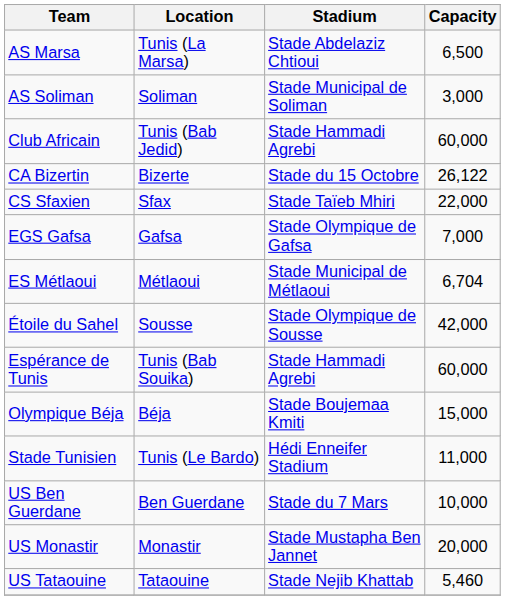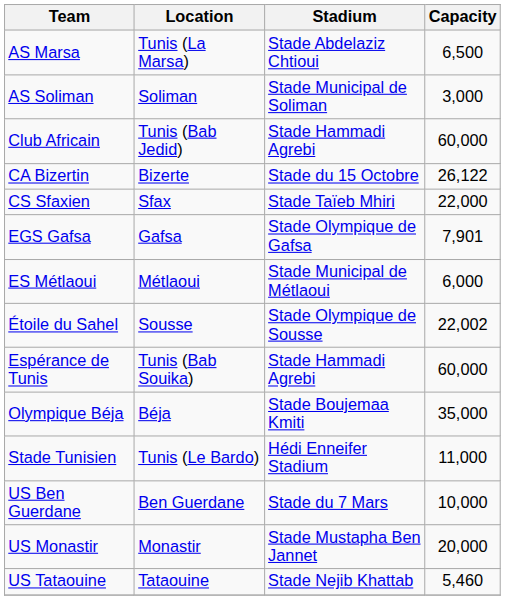(463, 236) 7,000 -> (463, 236) 7,901
(463, 281) 6,704 -> (463, 281) 6,000
(463, 325) 42,000 -> (463, 325) 22,002
(463, 413) 15,000 -> (463, 413) 35,000
